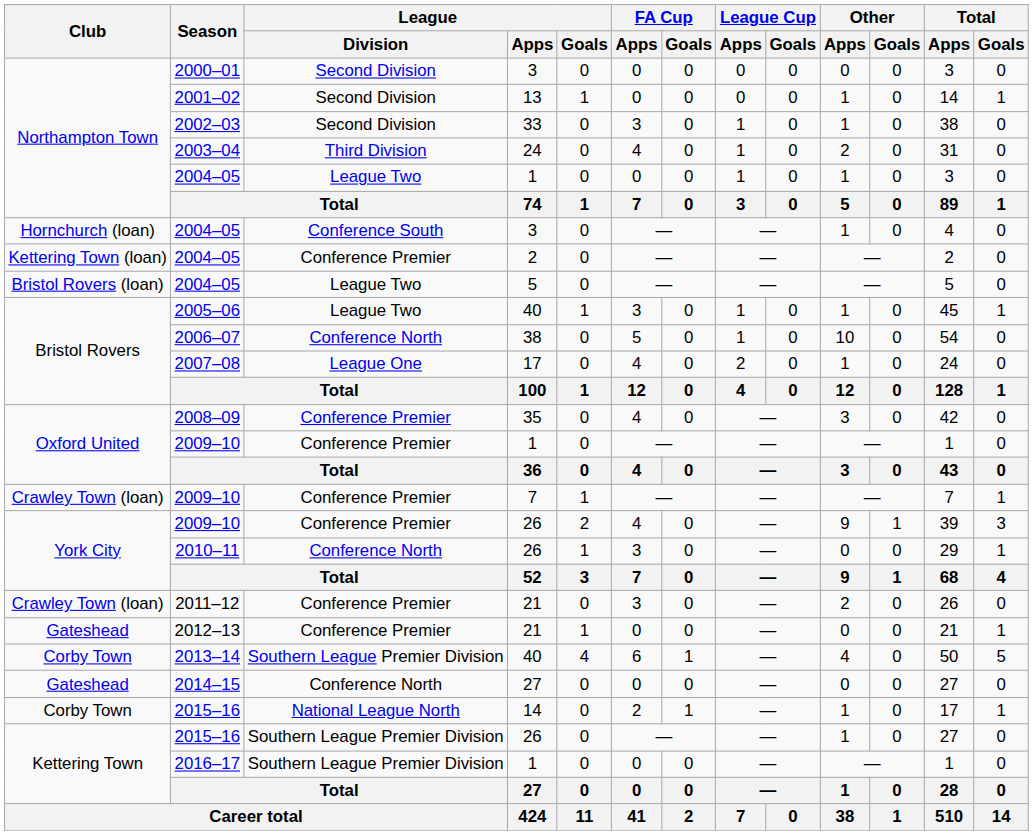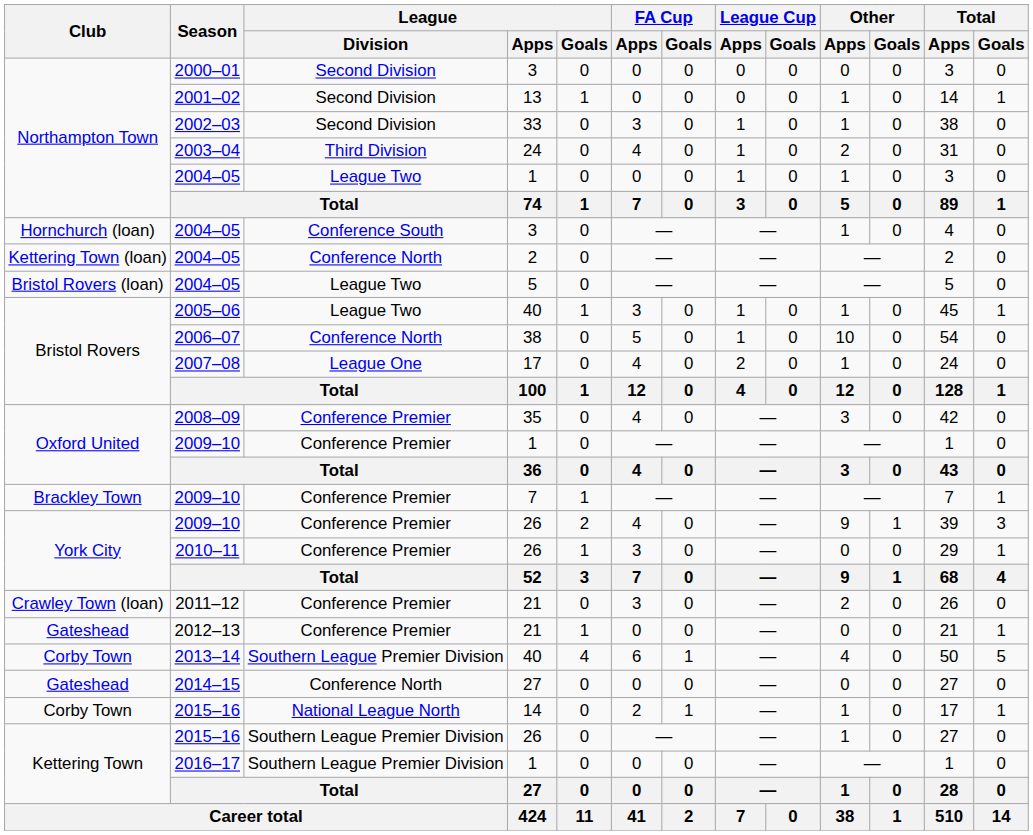(376, 257) Conference Premier -> (376, 257) Conference North
(88, 497) Crawley Town (loan) -> (88, 497) Brackley Town
(376, 550) Conference North -> (376, 550) Conference Premier
